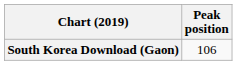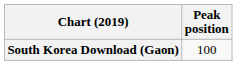(207, 49) 106 -> (207, 49) 100
